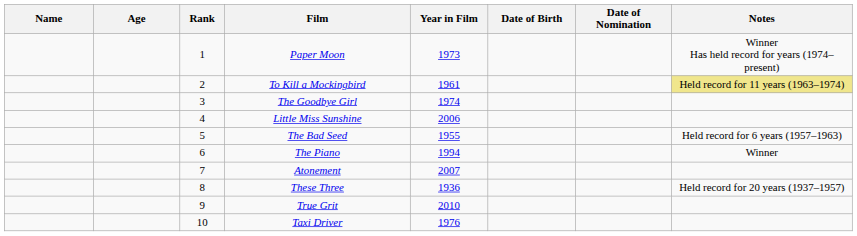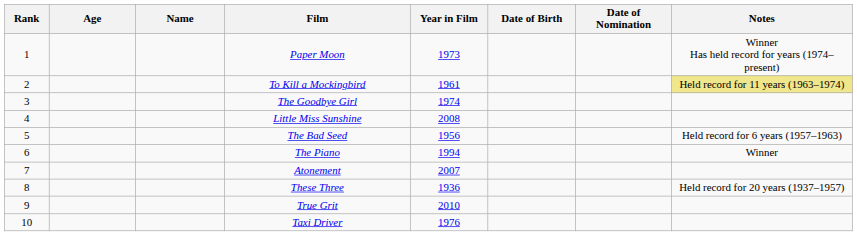columns swapped: (202, 19) <-> (49, 19)
(449, 118) 2006 -> (449, 118) 2008
(449, 136) 1955 -> (449, 136) 1956
